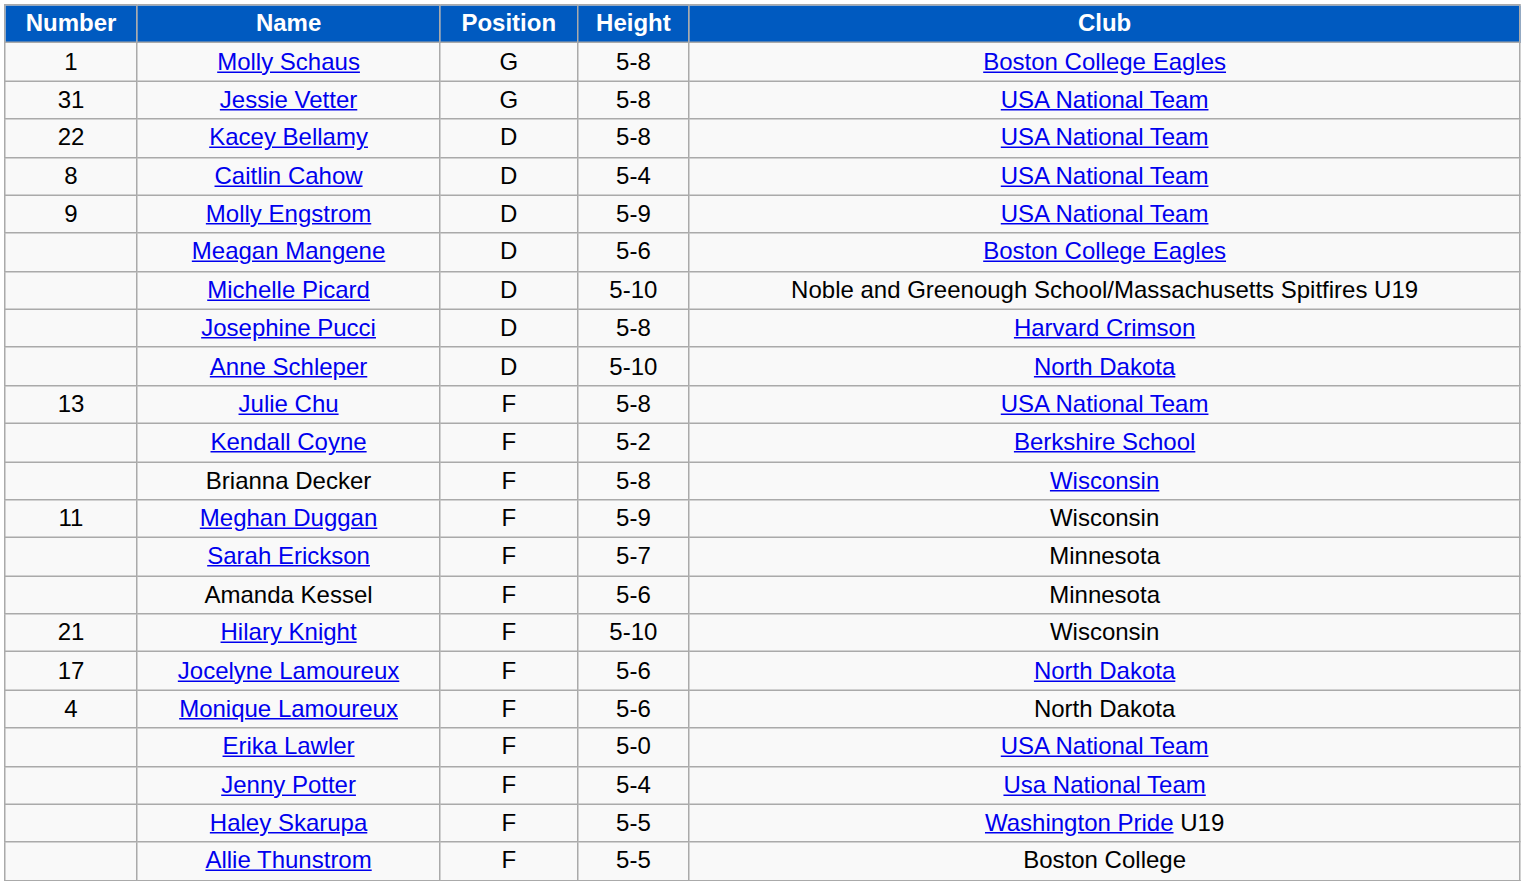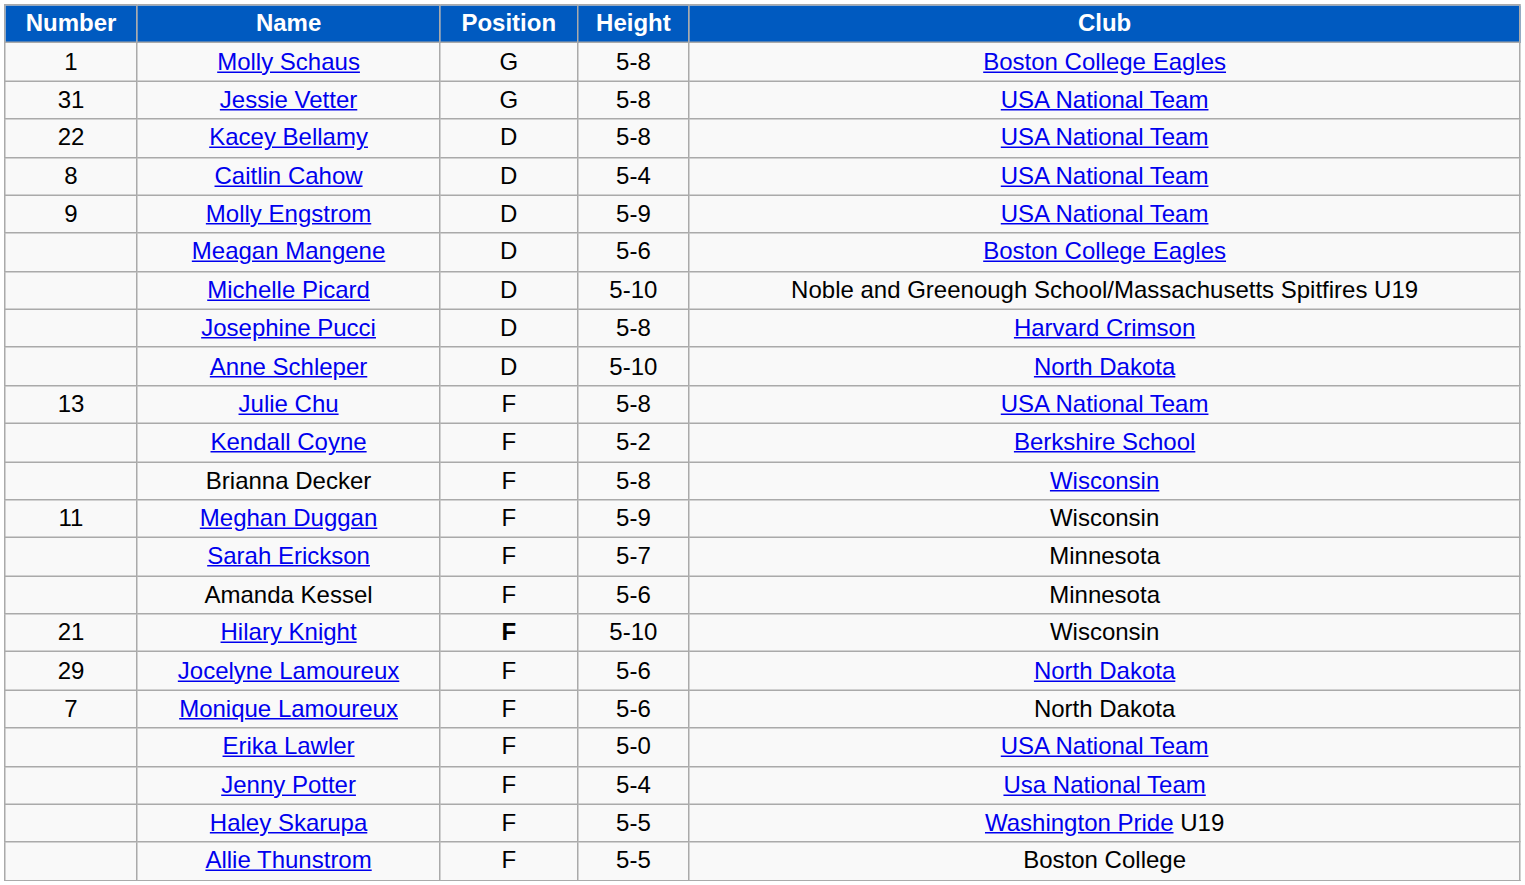(509, 632) normal -> (509, 632) bold
(71, 670) 17 -> (71, 670) 29
(71, 708) 4 -> (71, 708) 7
